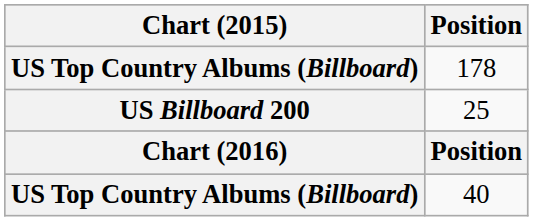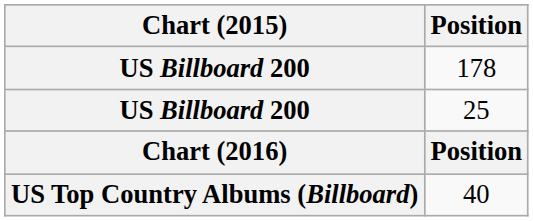(215, 67) US Top Country Albums (Billboard) -> (215, 67) US Billboard 200
